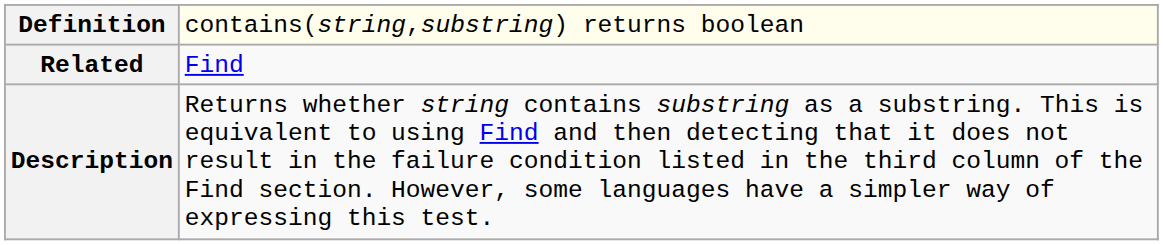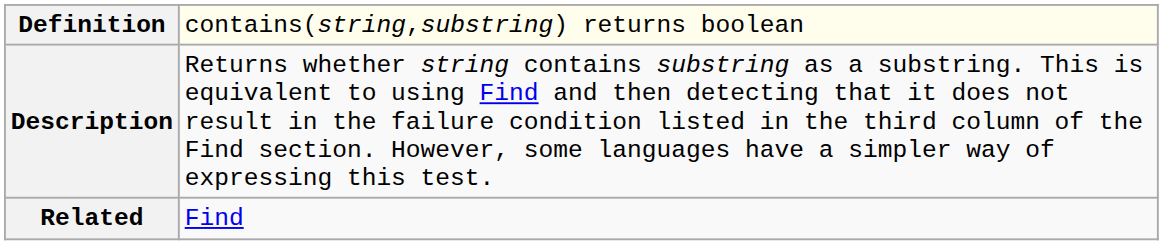rows swapped: (92, 162) <-> (92, 65)
